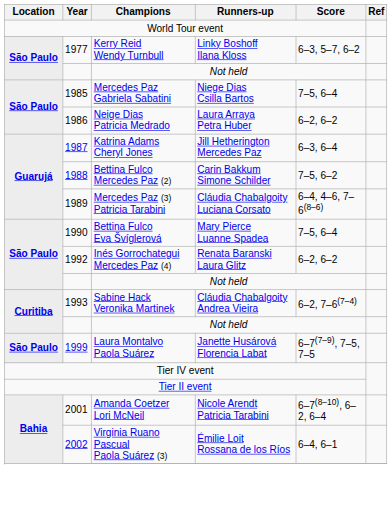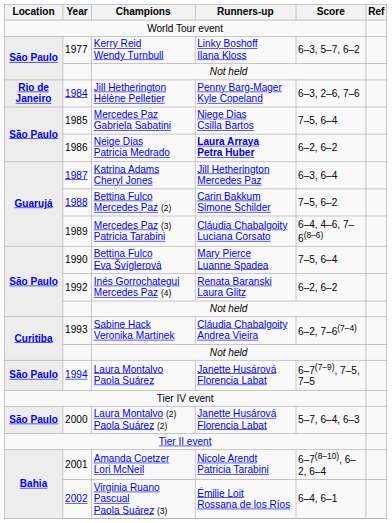+ row: (34, 93)
(226, 120) normal -> (228, 148) bold
(76, 348) 1999 -> (76, 375) 1994
+ row: (34, 420)
